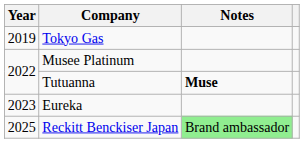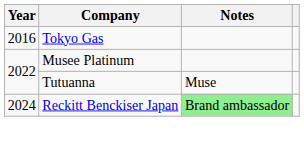(22, 37) 2019 -> (22, 37) 2016
(201, 82) bold -> (201, 82) normal
- row: (62, 104)
(22, 127) 2025 -> (22, 104) 2024
